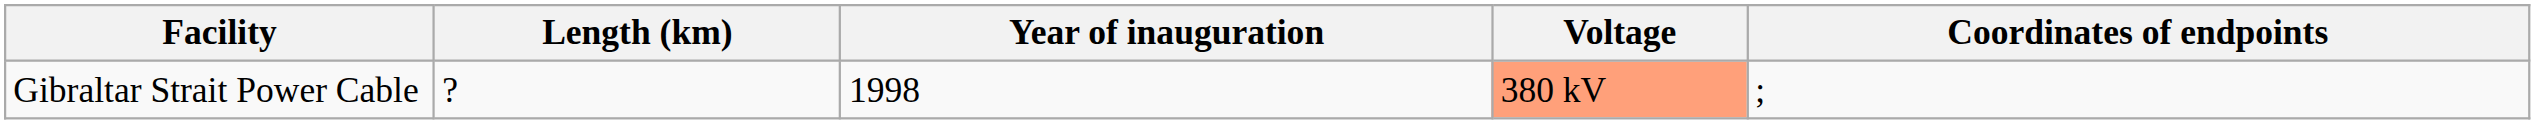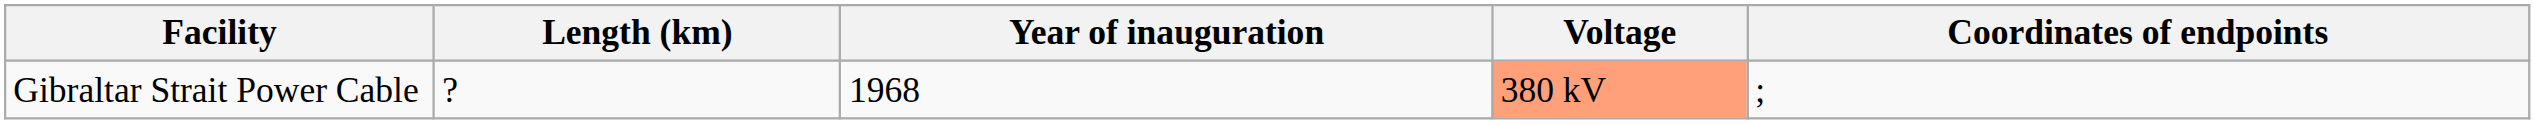(884, 88) 1998 -> (884, 88) 1968
